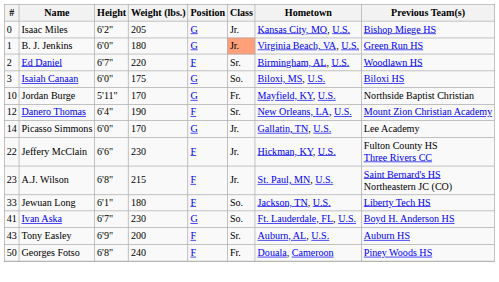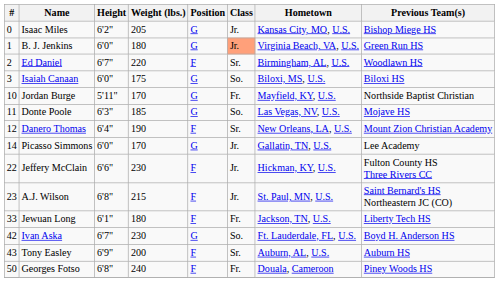+ row: (47, 112)
(236, 203) So. -> (235, 219) Fr.
(12, 219) 41 -> (12, 236) 42
